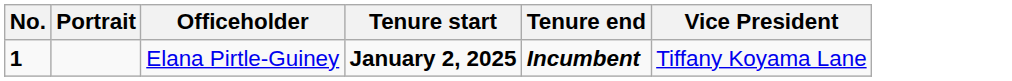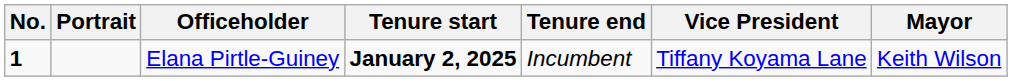+ column: (939, 22)
(583, 57) bold -> (579, 57) normal
